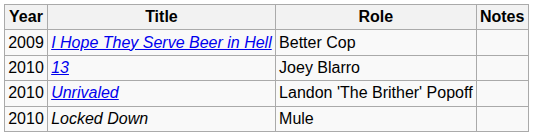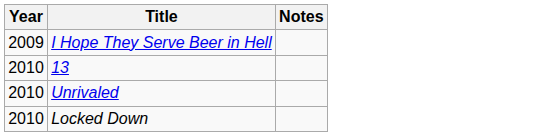- column: (376, 17)
